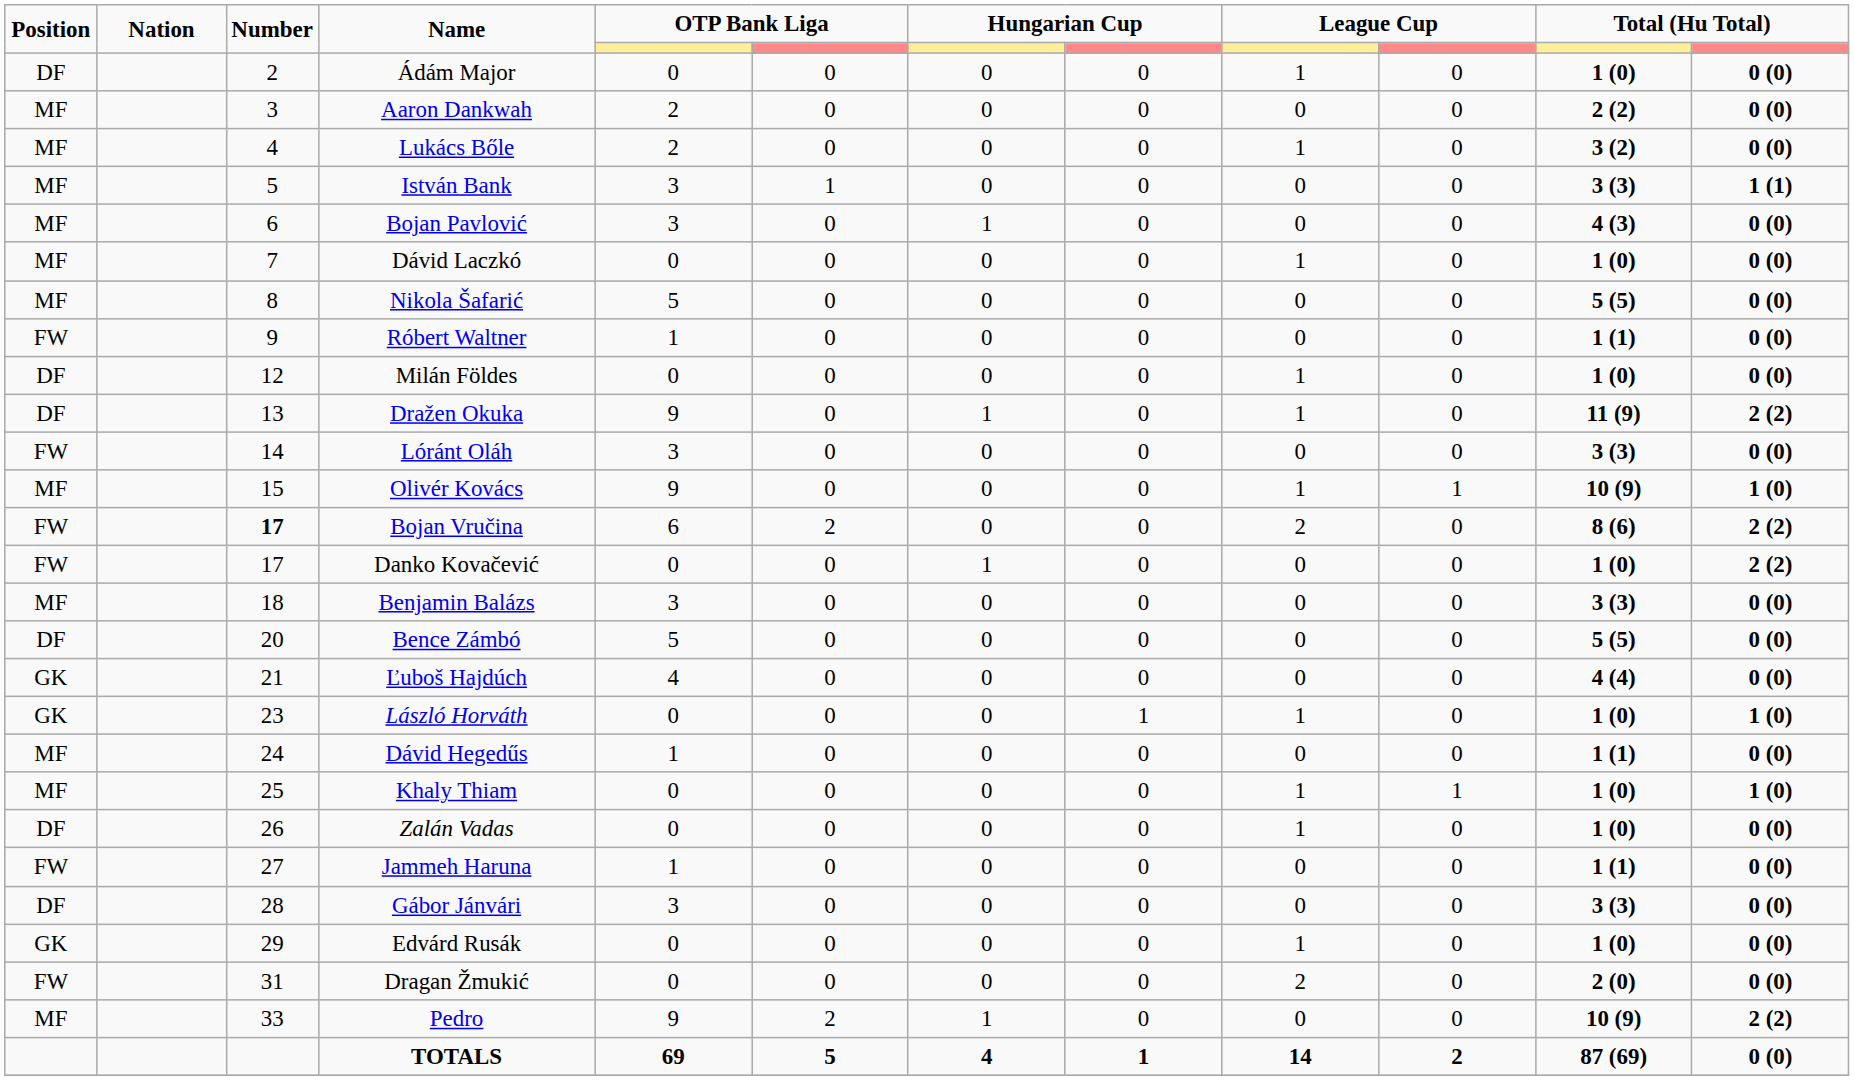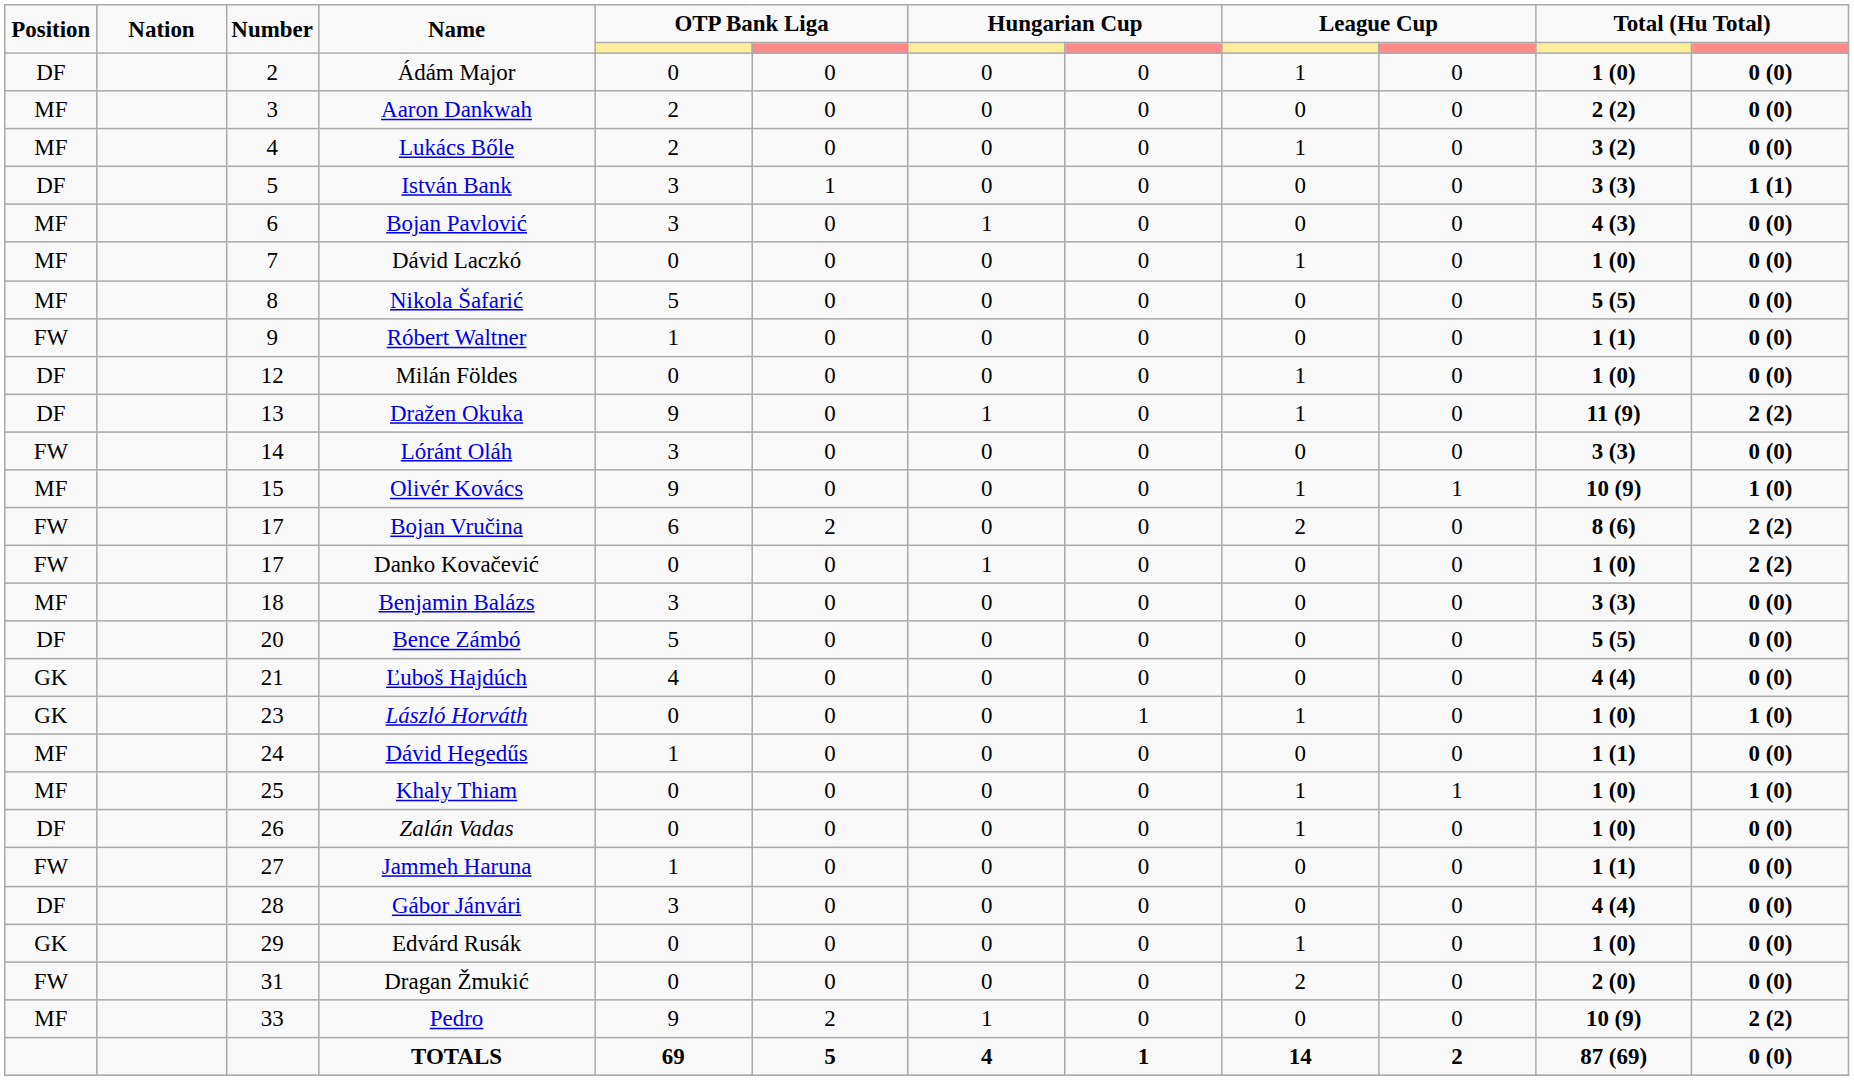(51, 185) MF -> (51, 185) DF
(272, 526) bold -> (272, 526) normal
(1614, 904) 3 (3) -> (1614, 904) 4 (4)
